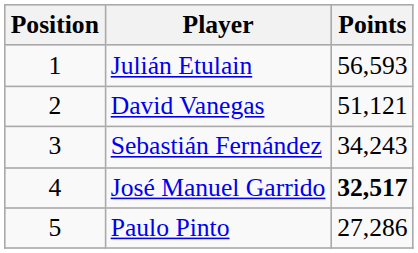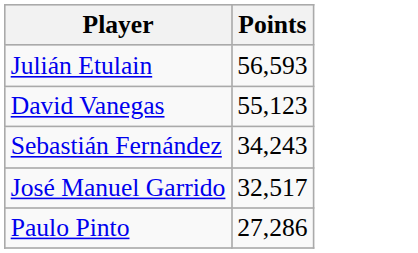- column: (55, 24)
(372, 106) 51,121 -> (272, 106) 55,123
(372, 187) bold -> (272, 187) normal
